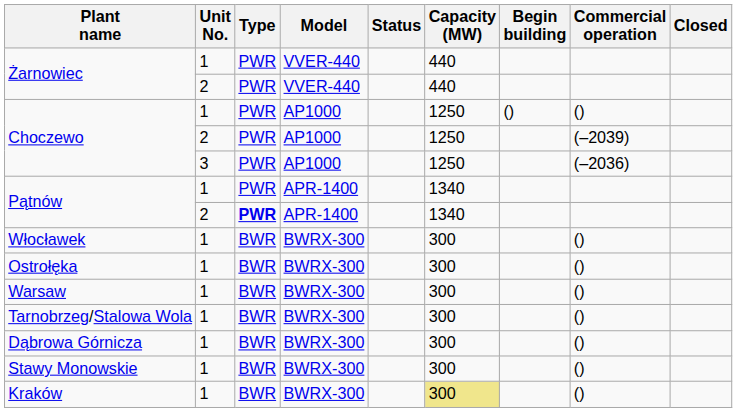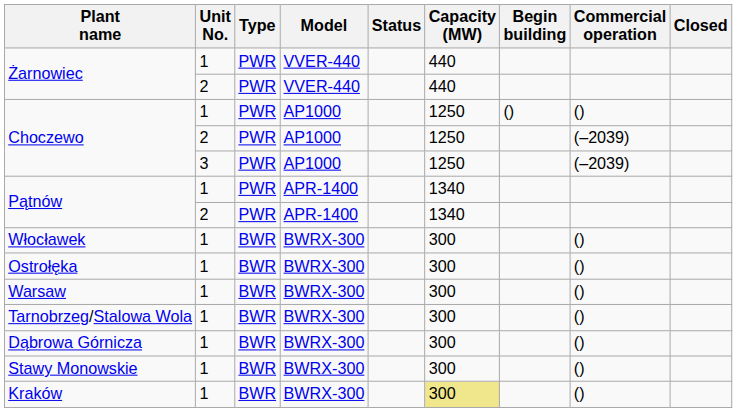(602, 163) (–2036) -> (602, 163) (–2039)
(257, 214) bold -> (257, 214) normal
